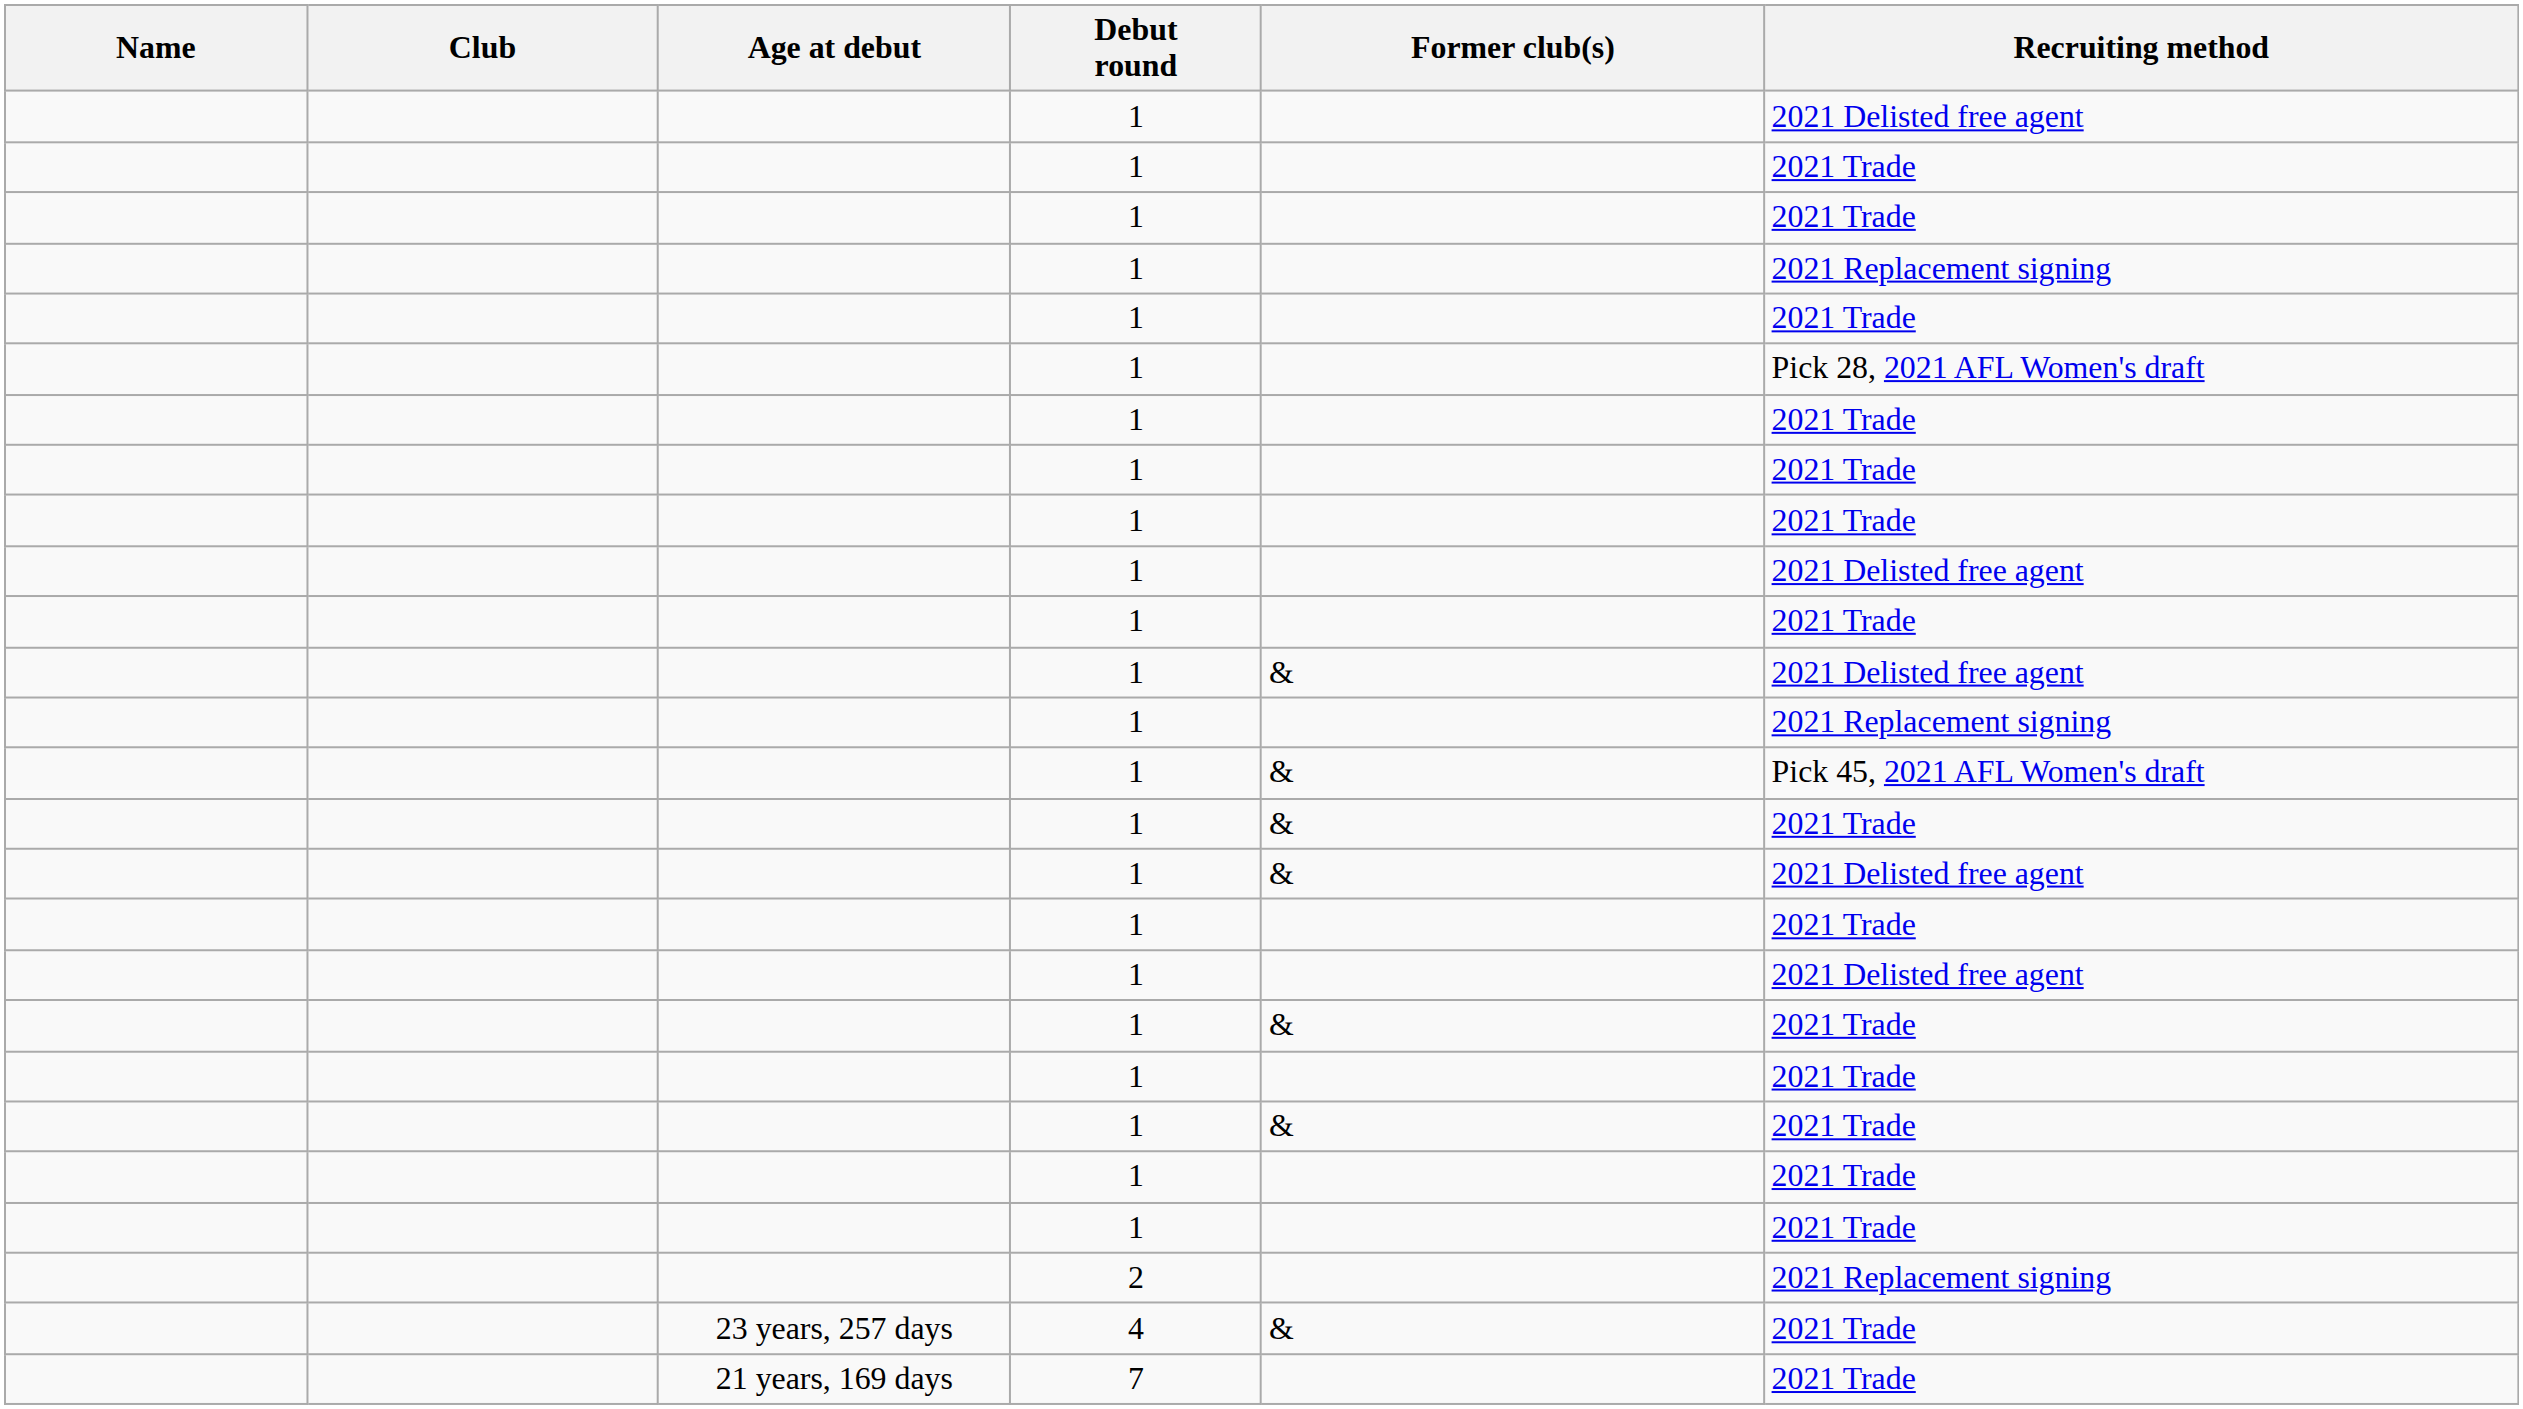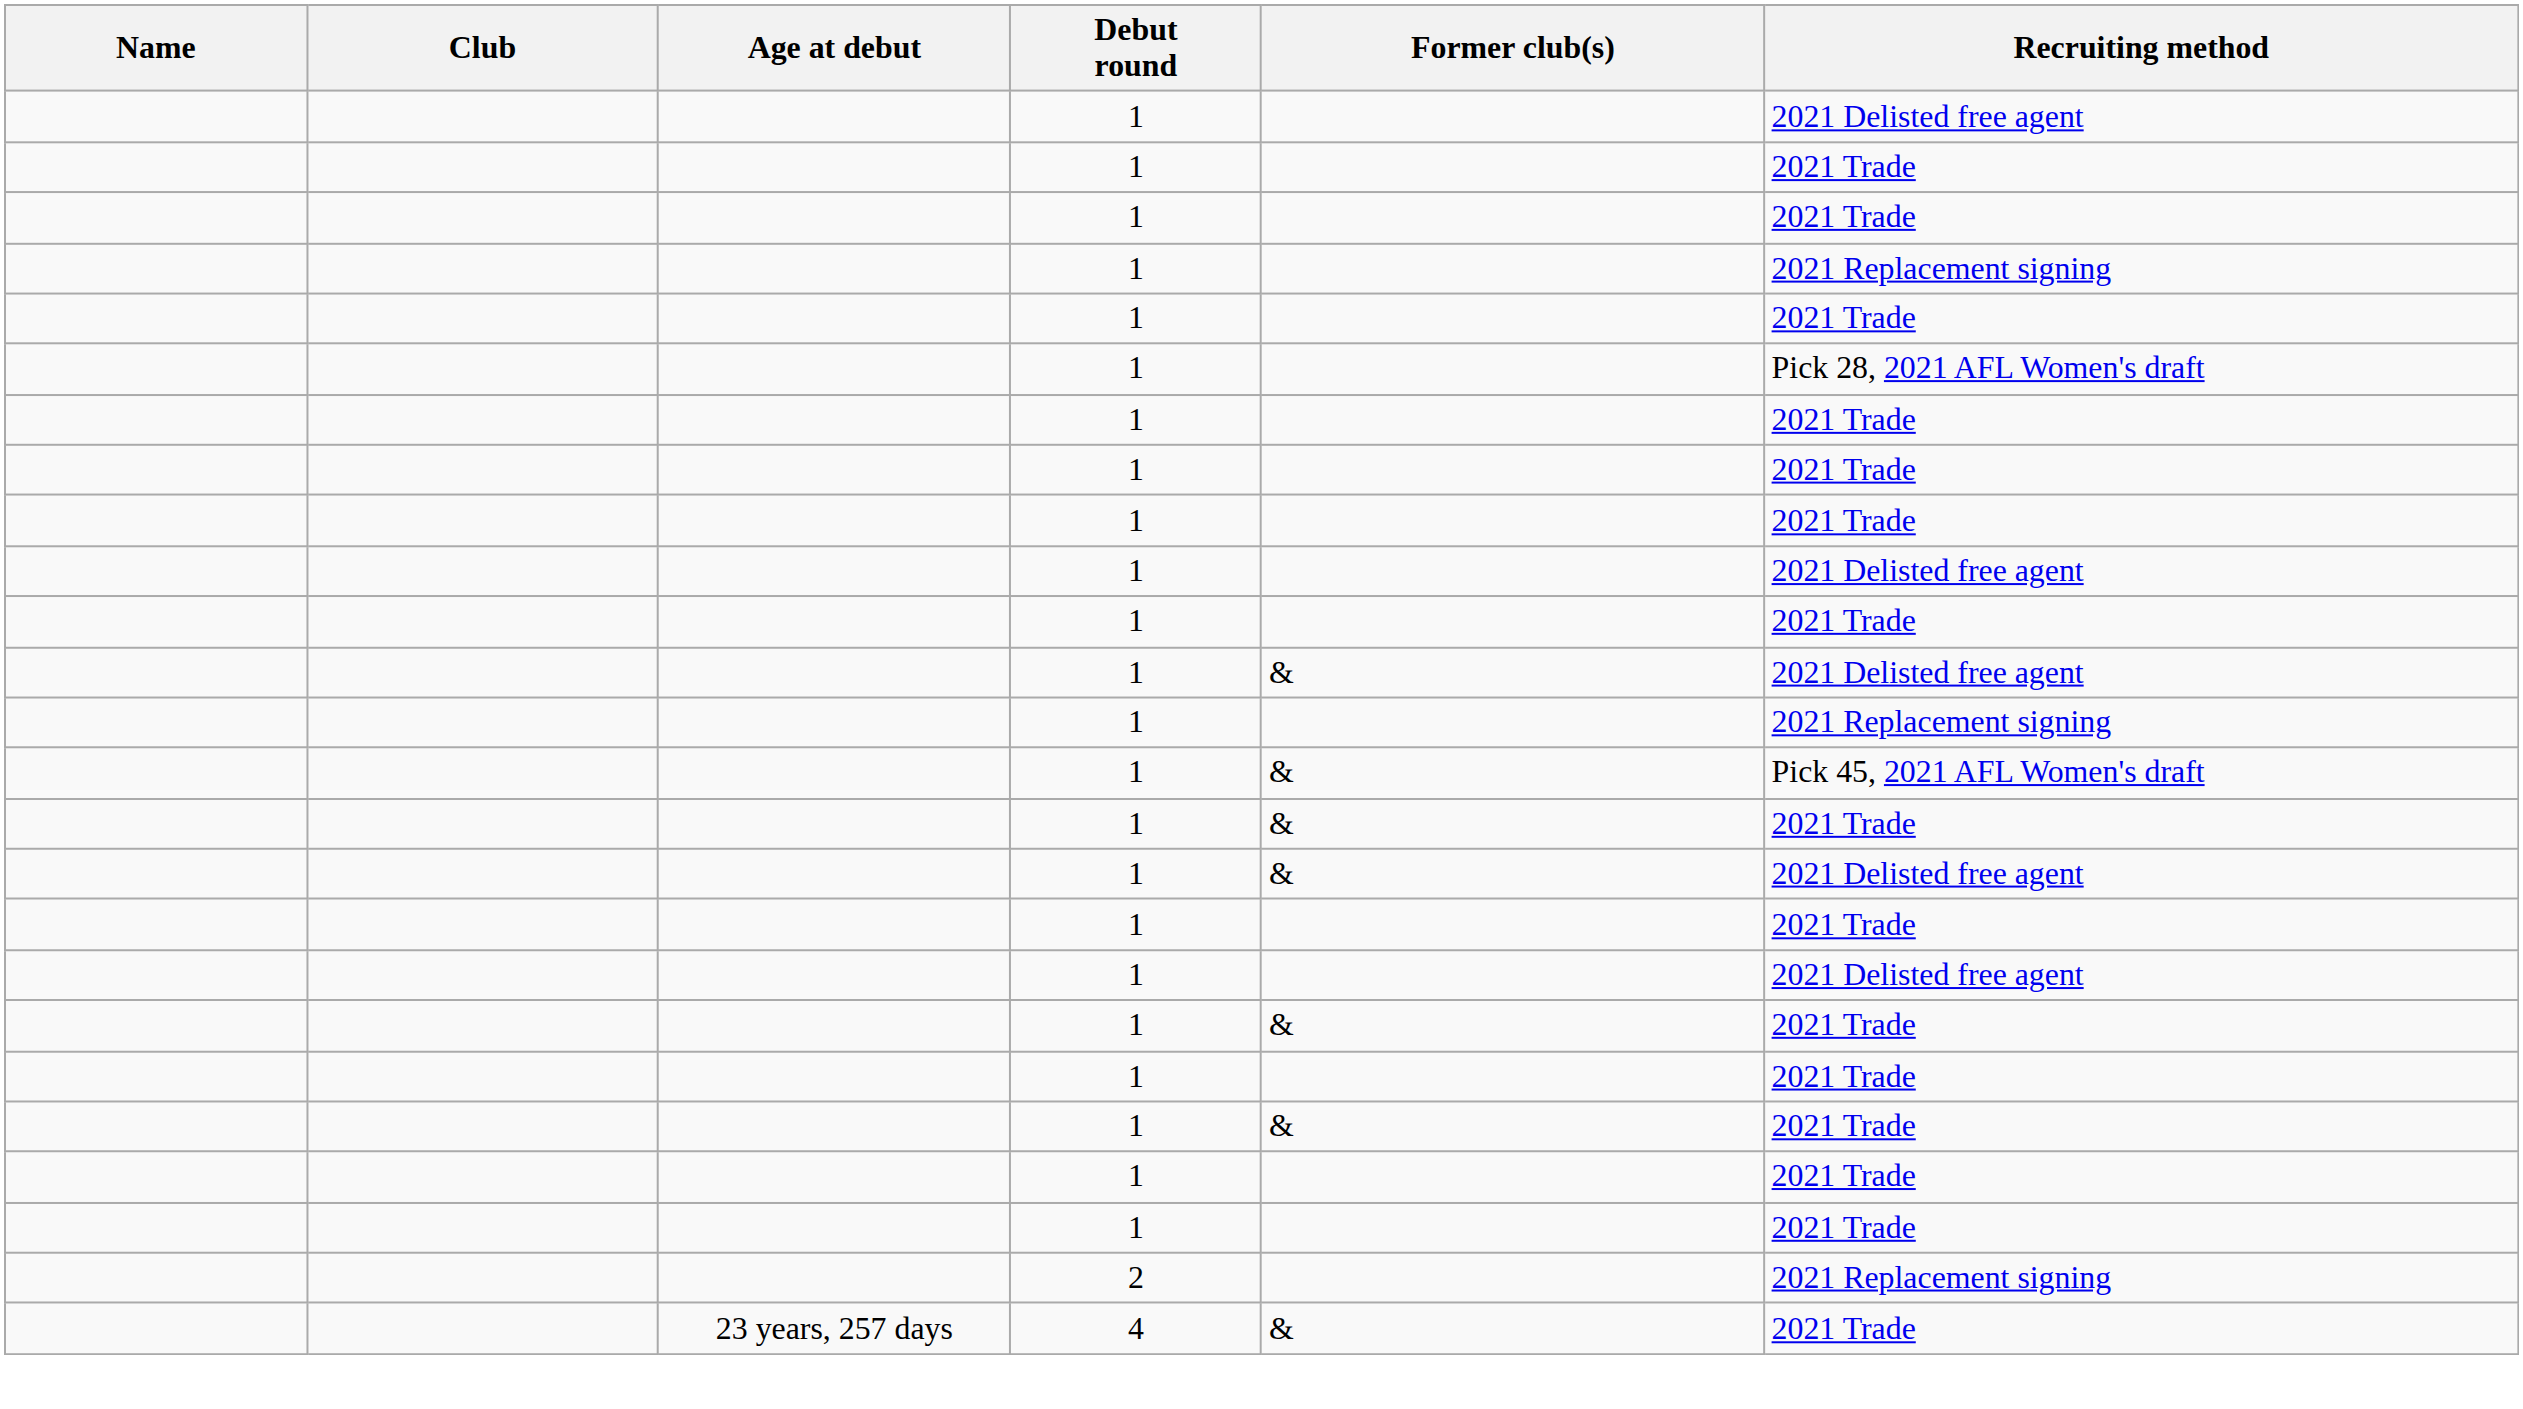- row: (834, 1378)
